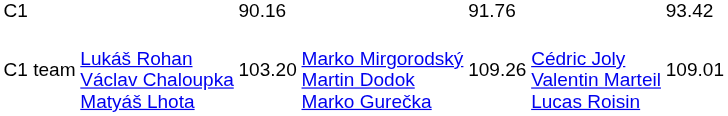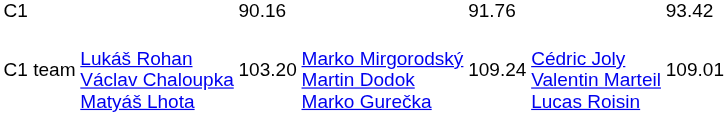(497, 69) 109.26 -> (497, 69) 109.24
